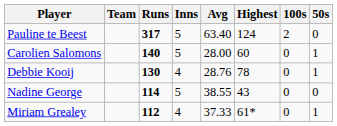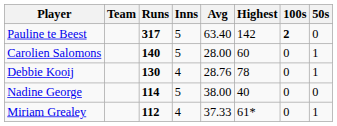(246, 33) 124 -> (246, 33) 142
(286, 33) normal -> (286, 33) bold
(218, 92) 38.55 -> (218, 92) 38.00
(243, 92) 43 -> (243, 92) 40
